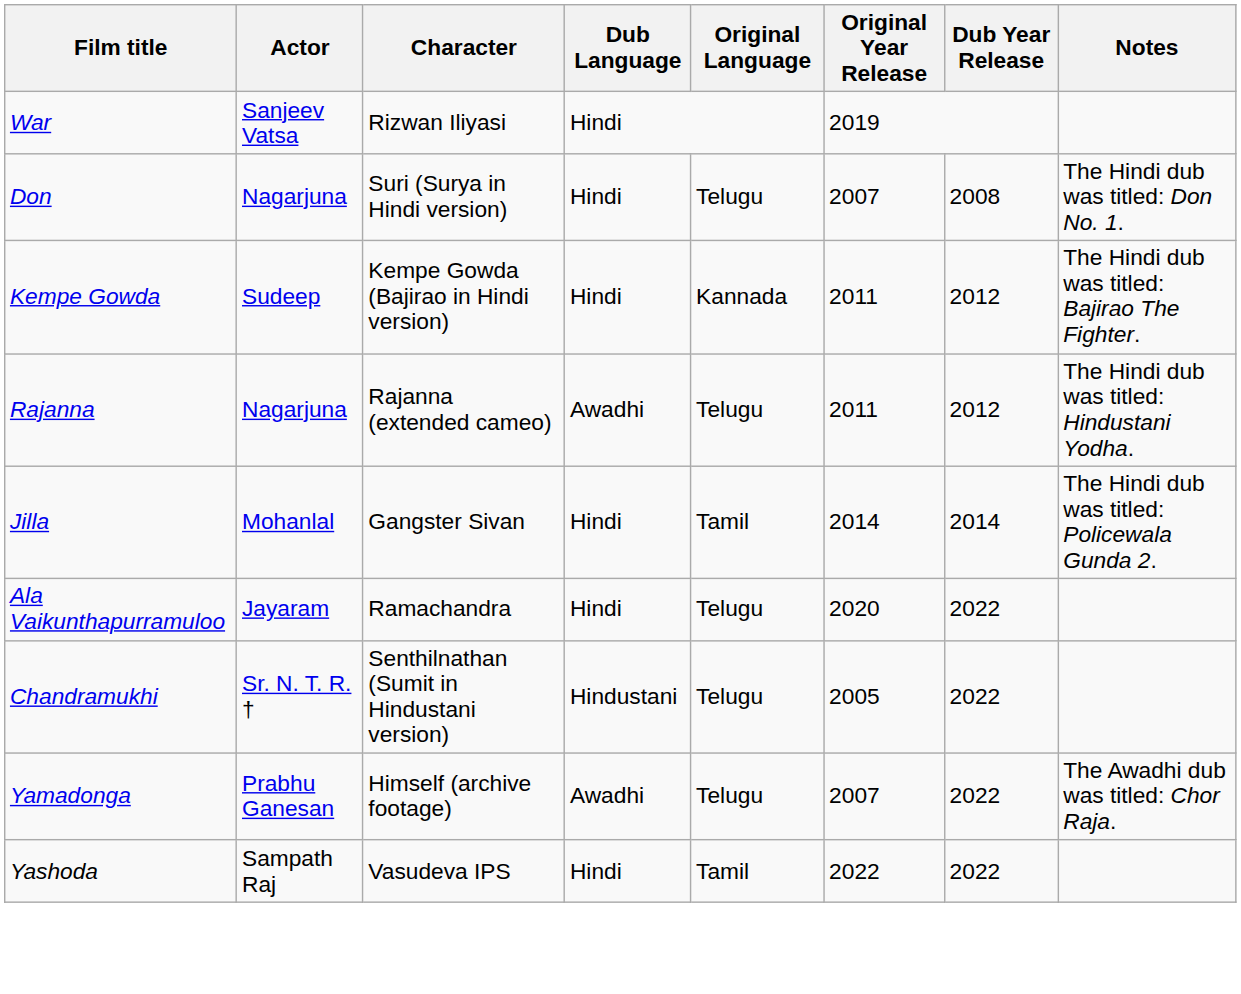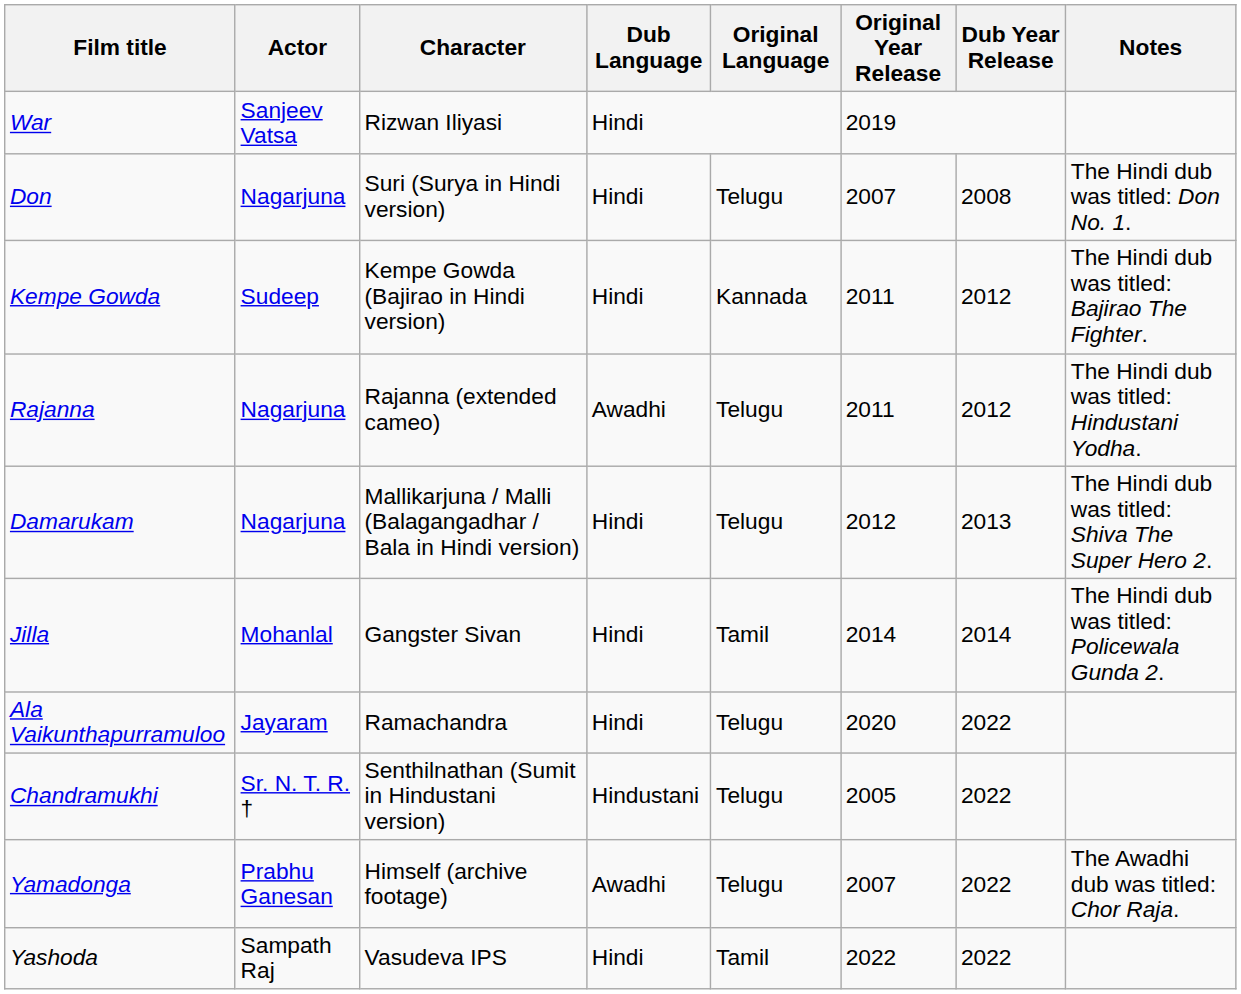+ row: (72, 522)
